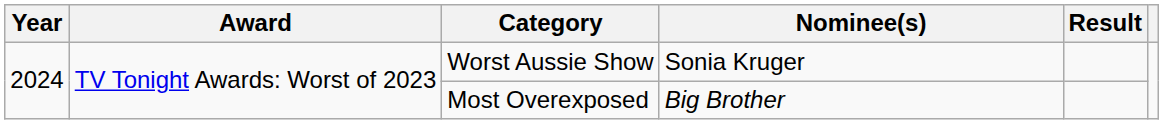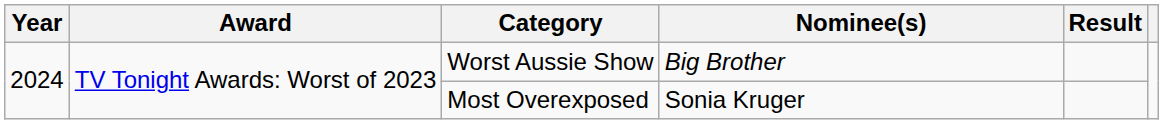(735, 61) Sonia Kruger -> (725, 61) Big Brother
(725, 99) Big Brother -> (735, 99) Sonia Kruger
